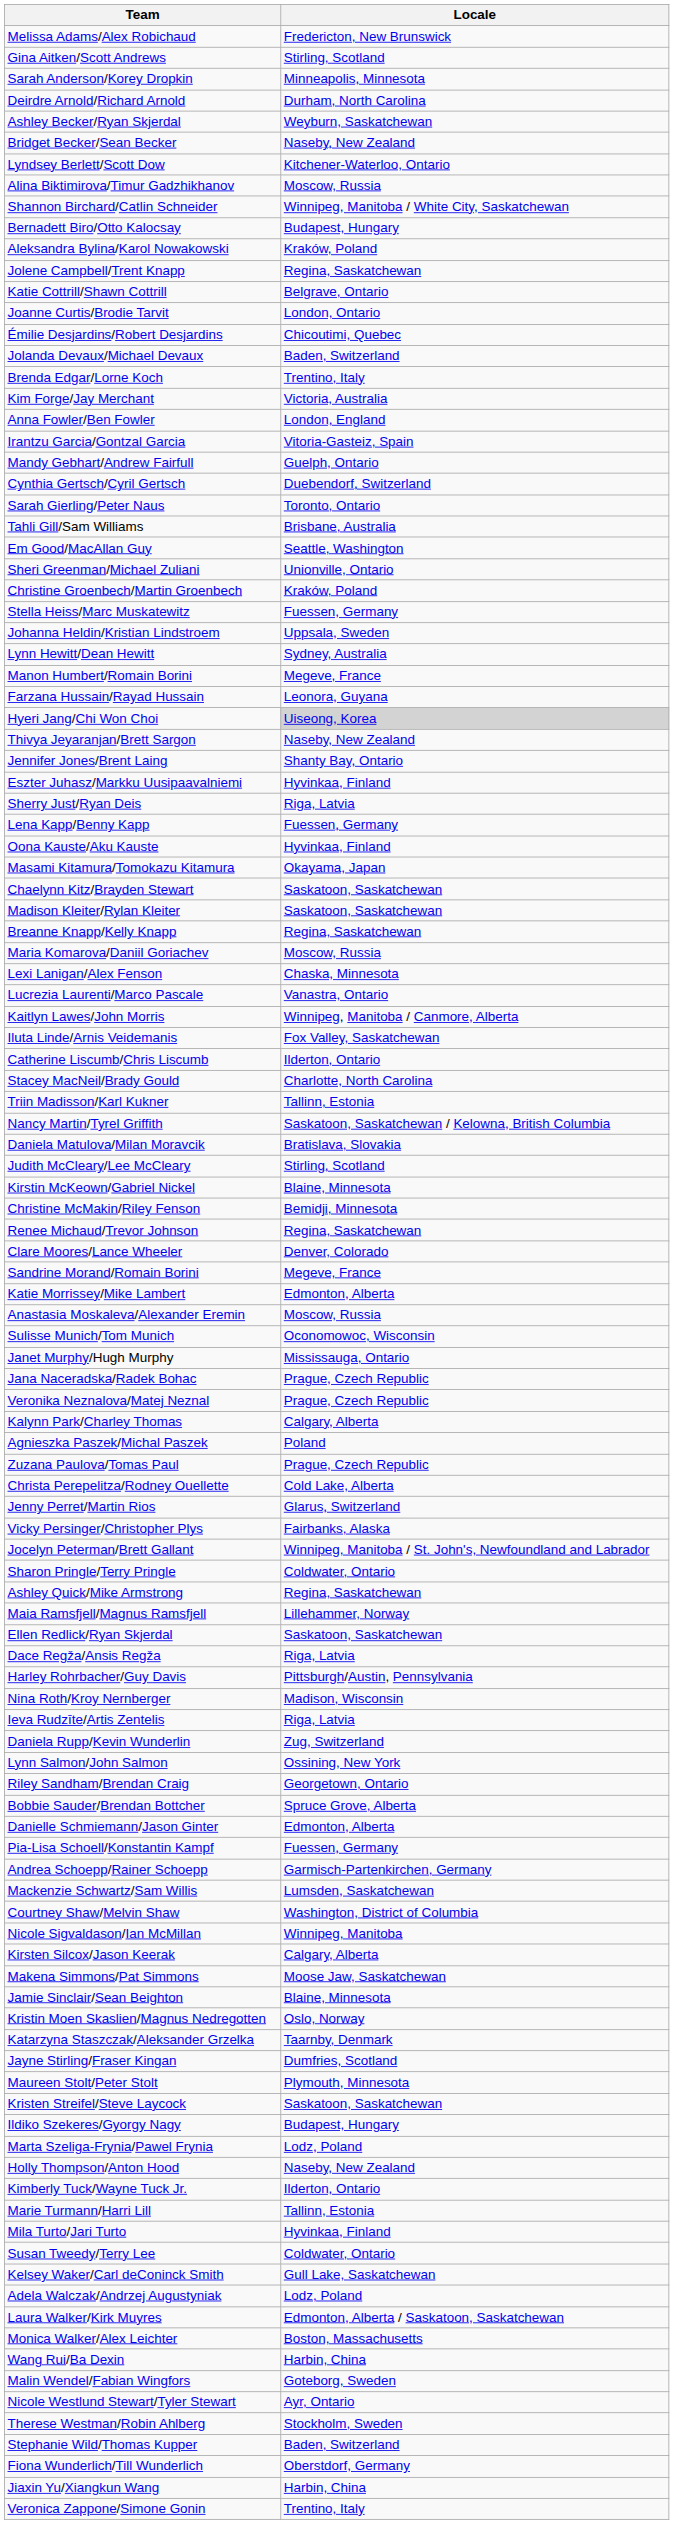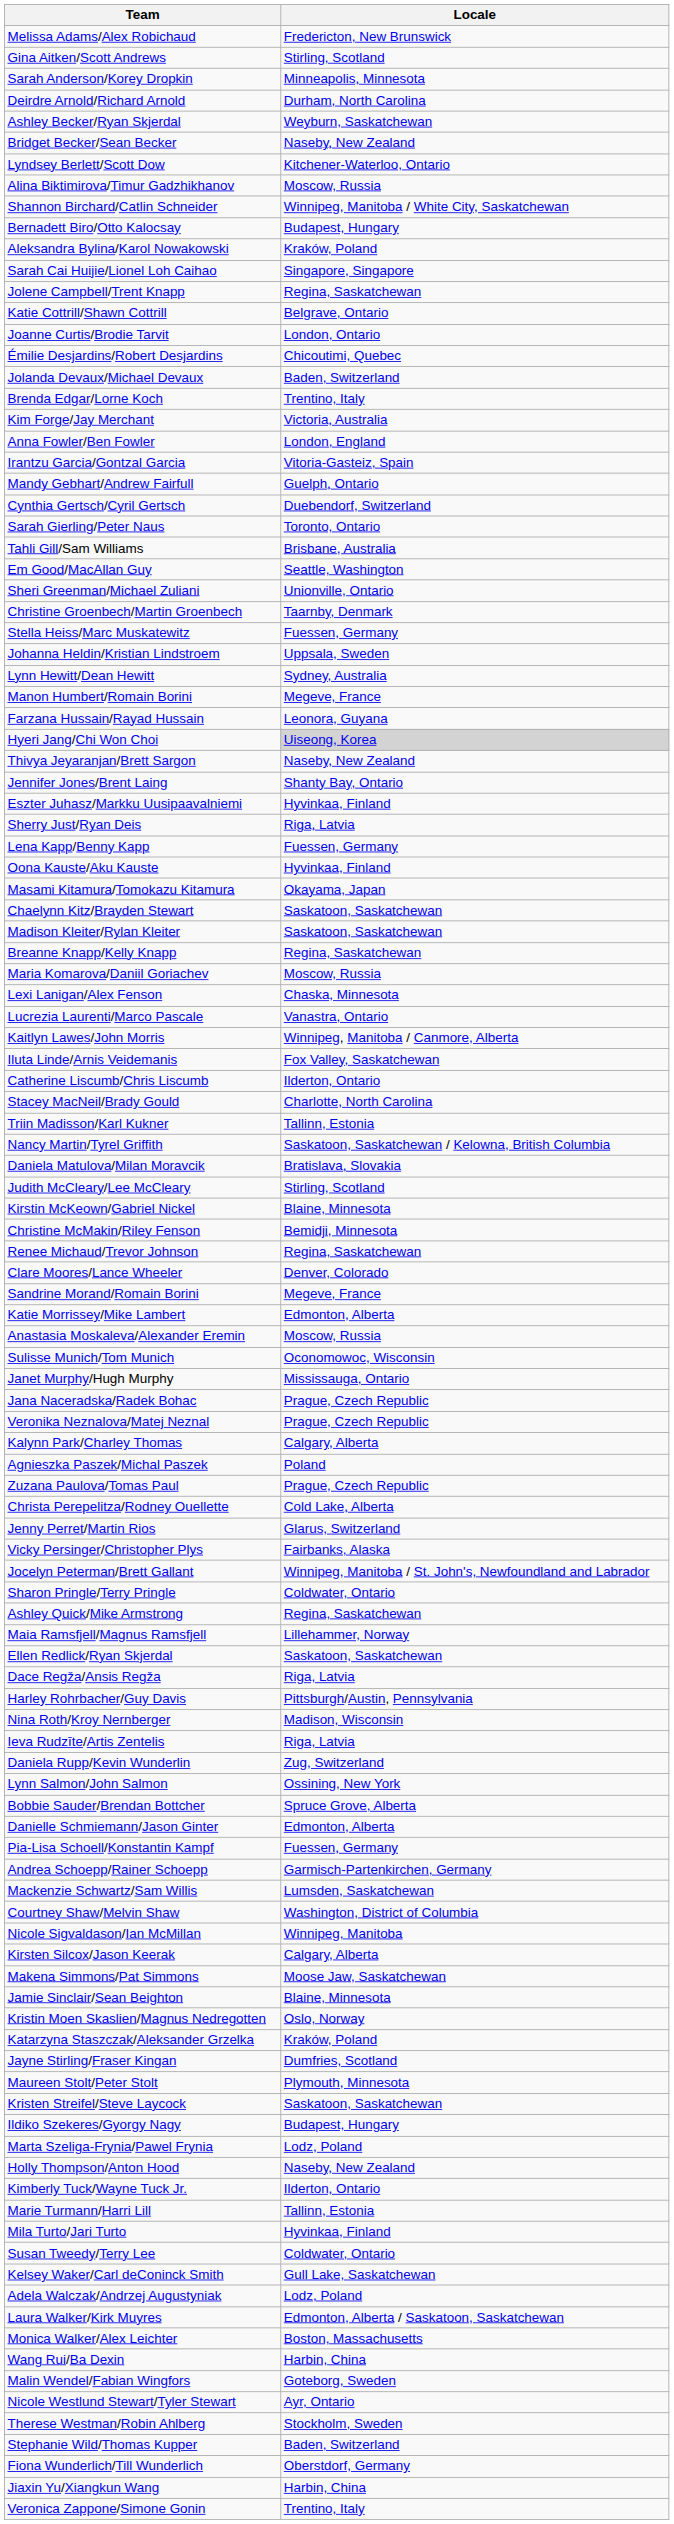+ row: (112, 270)
(330, 590) Kraków, Poland -> (338, 611) Taarnby, Denmark
- row: (98, 1784)
(338, 2040) Taarnby, Denmark -> (330, 2040) Kraków, Poland
